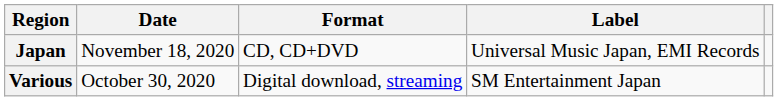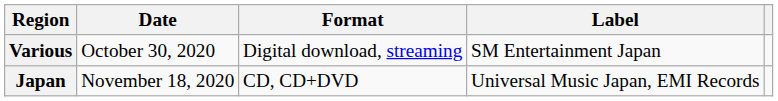rows swapped: (41, 80) <-> (41, 50)
